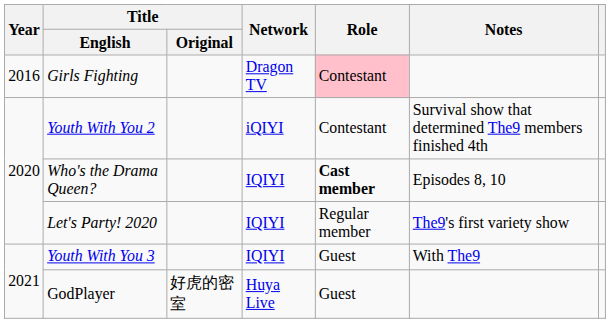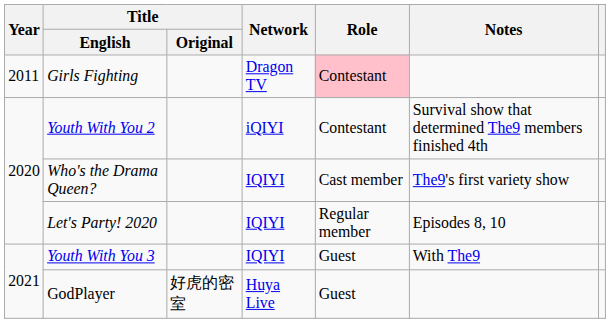(24, 76) 2016 -> (24, 76) 2011
(347, 179) bold -> (361, 179) normal
(459, 179) Episodes 8, 10 -> (491, 179) The9's first variety show
(491, 222) The9's first variety show -> (459, 222) Episodes 8, 10
